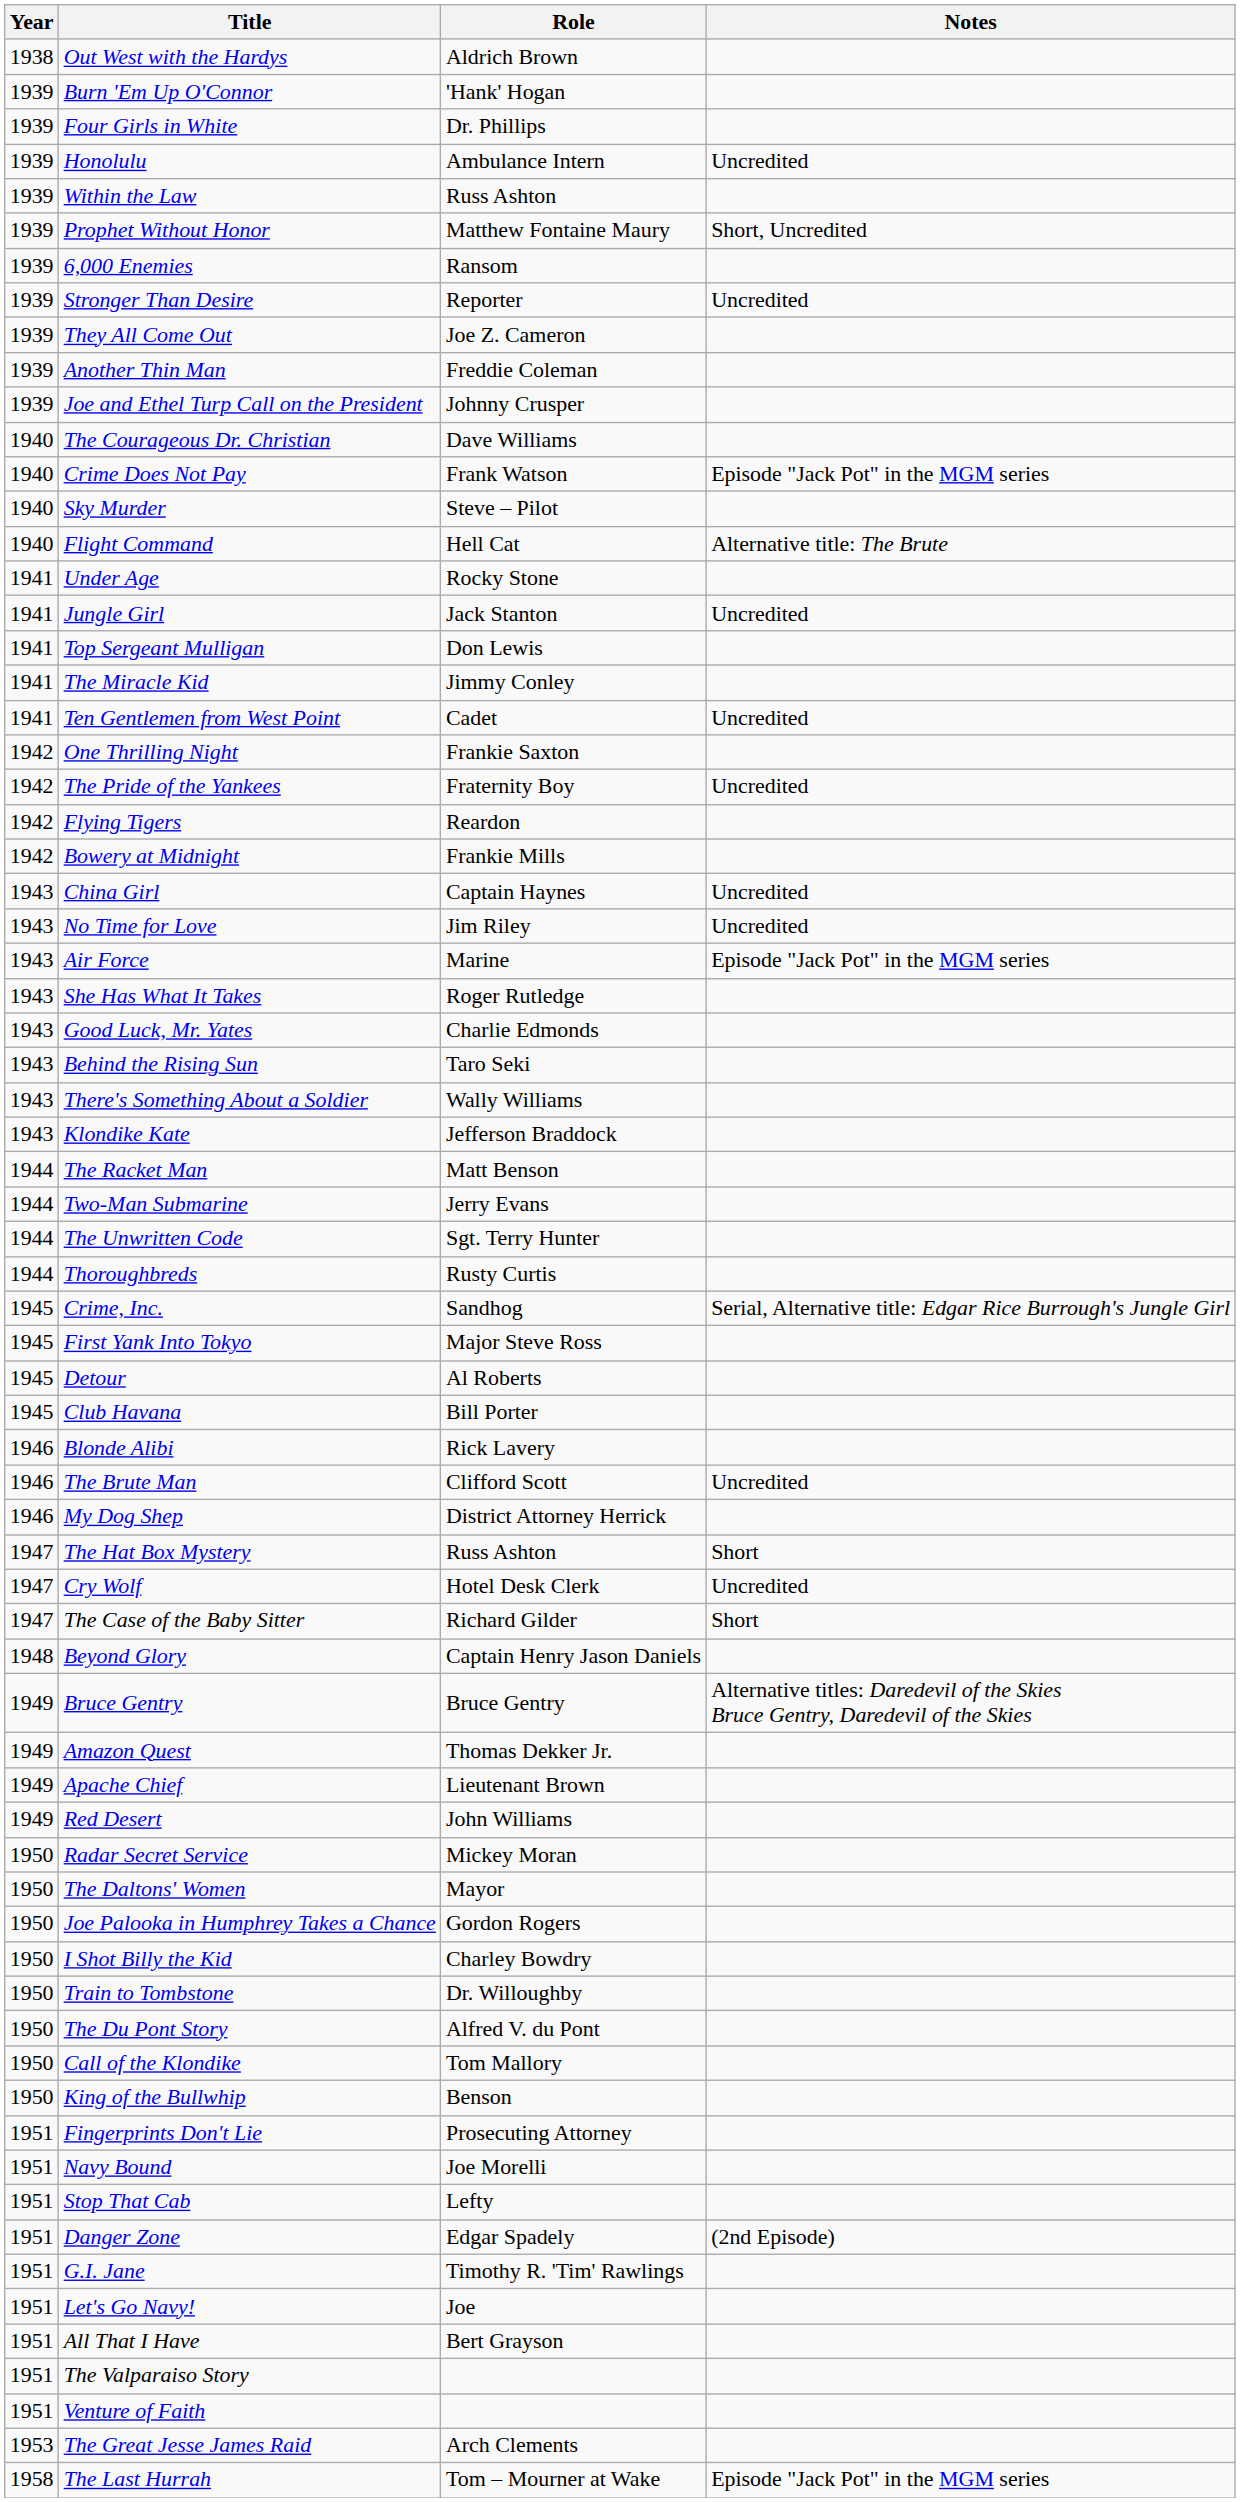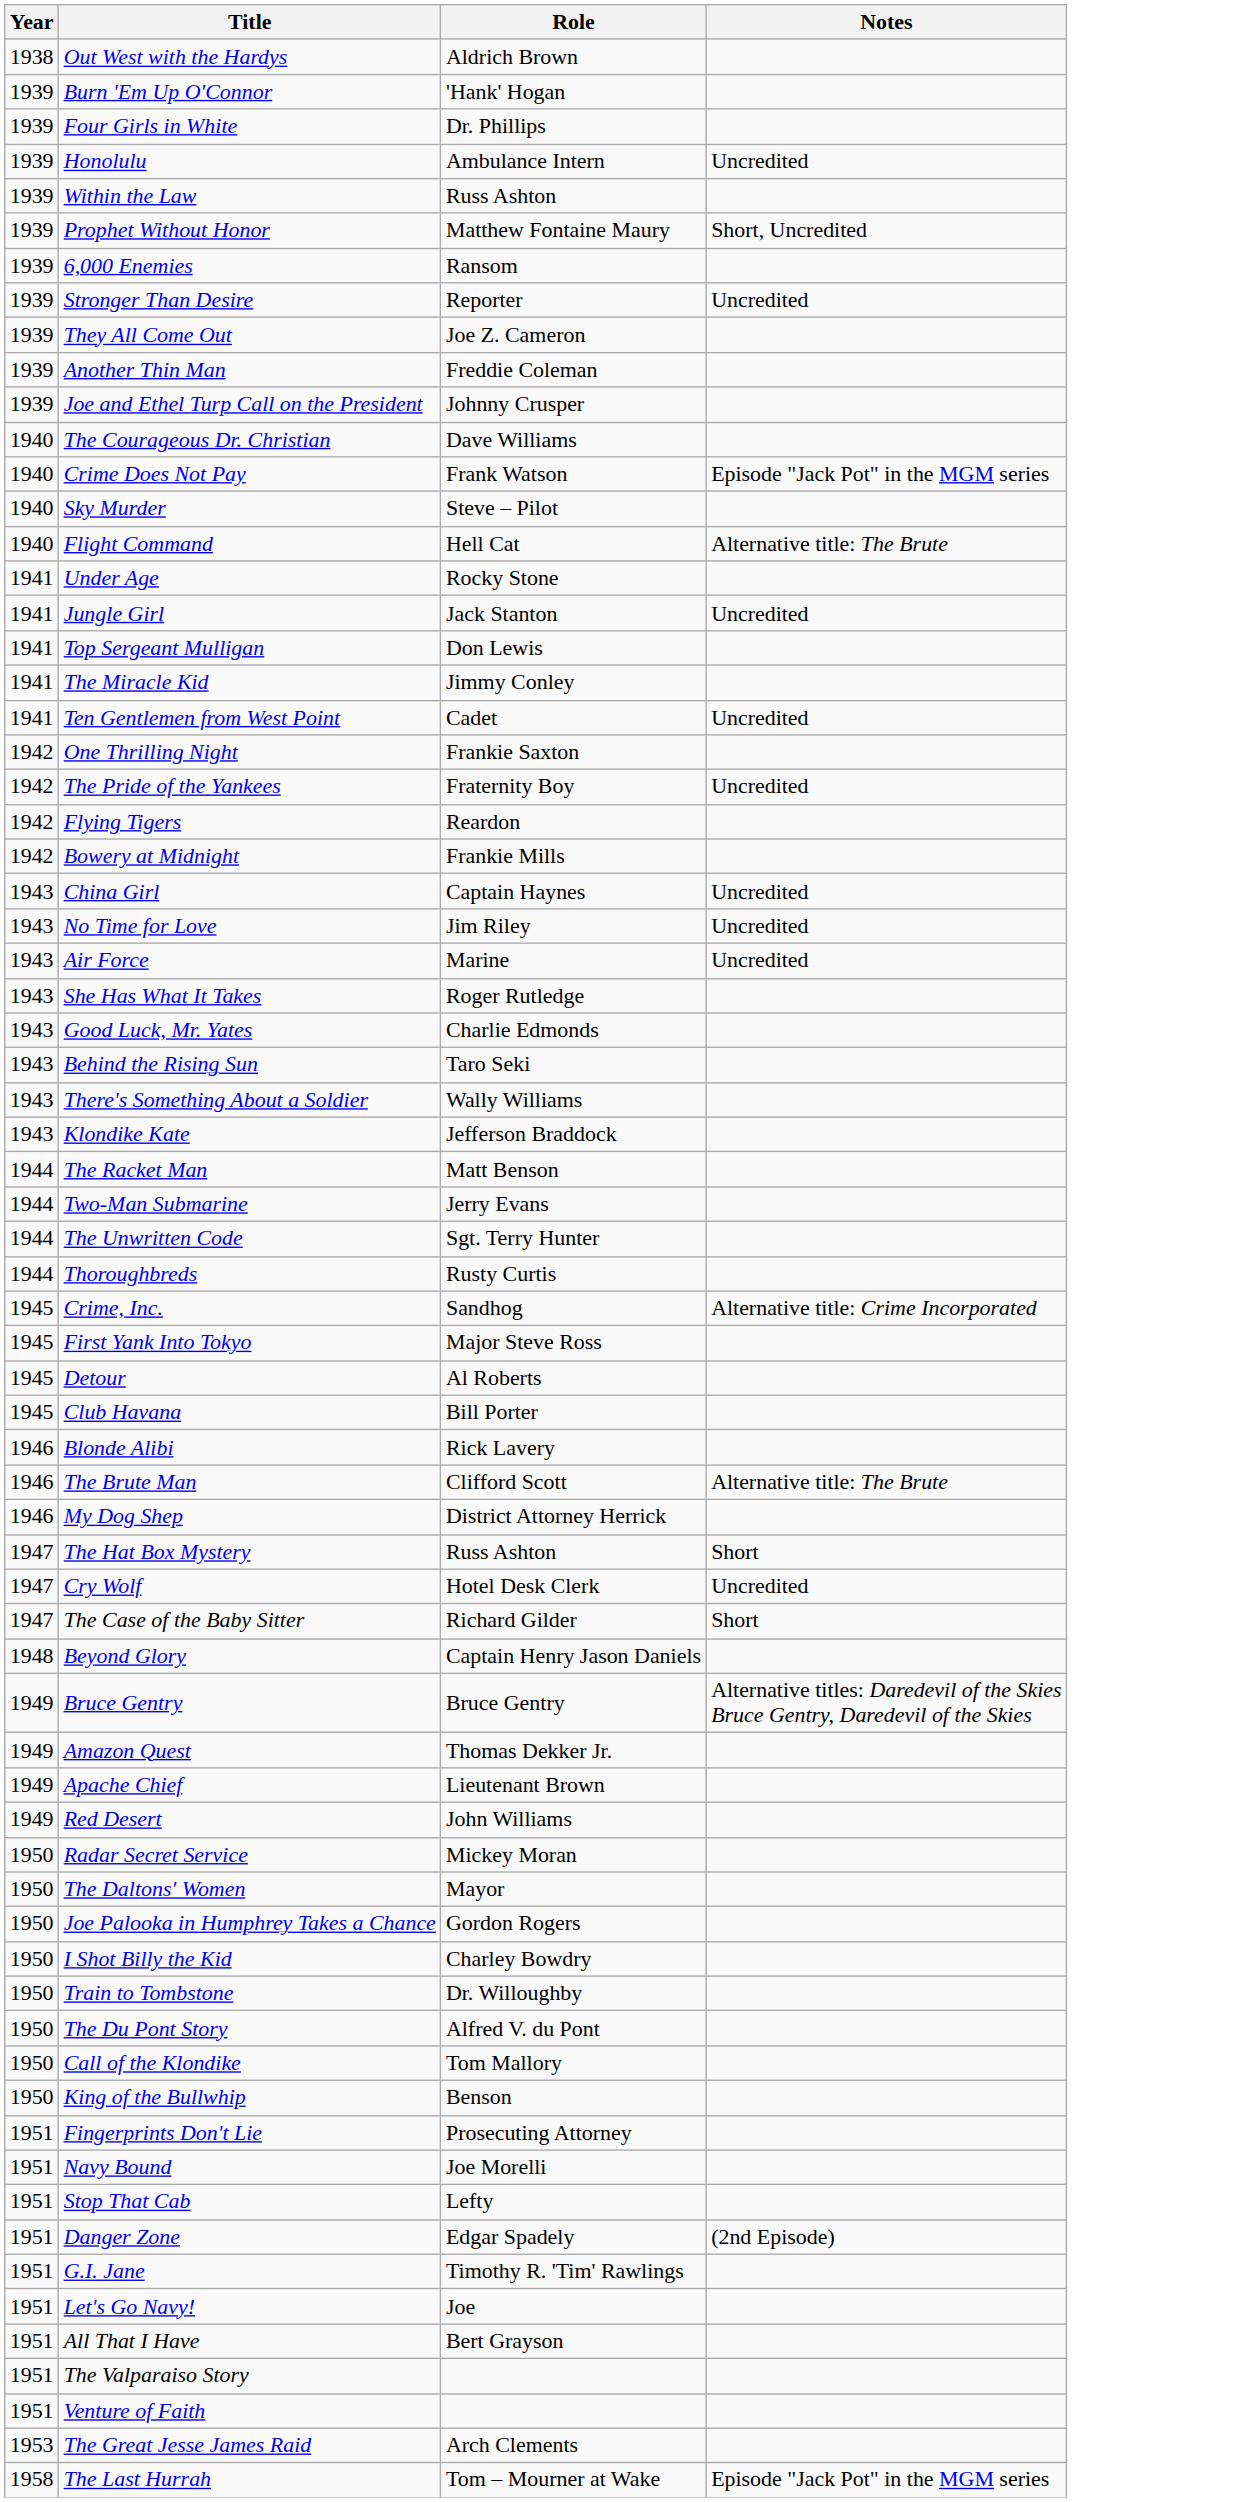(880, 960) Episode "Jack Pot" in the MGM series -> (760, 960) Uncredited
(971, 1308) Serial, Alternative title: Edgar Rice Burrough's Jungle Girl -> (874, 1308) Alternative title: Crime Incorporated
(760, 1481) Uncredited -> (830, 1481) Alternative title: The Brute
